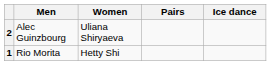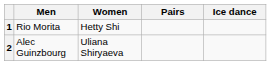rows swapped: (9, 53) <-> (9, 32)
